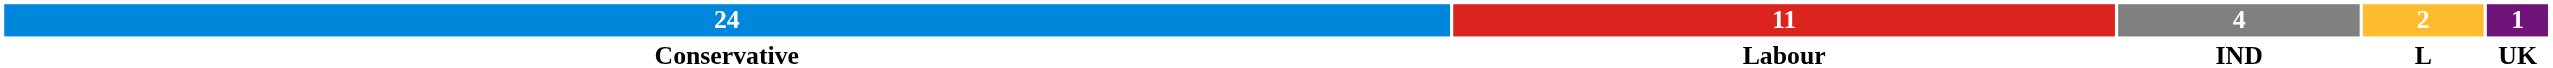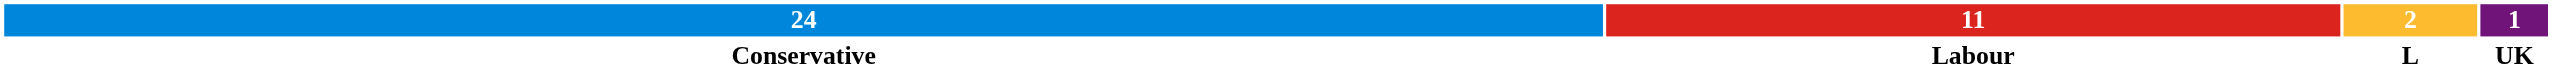- column: (2239, 20)
